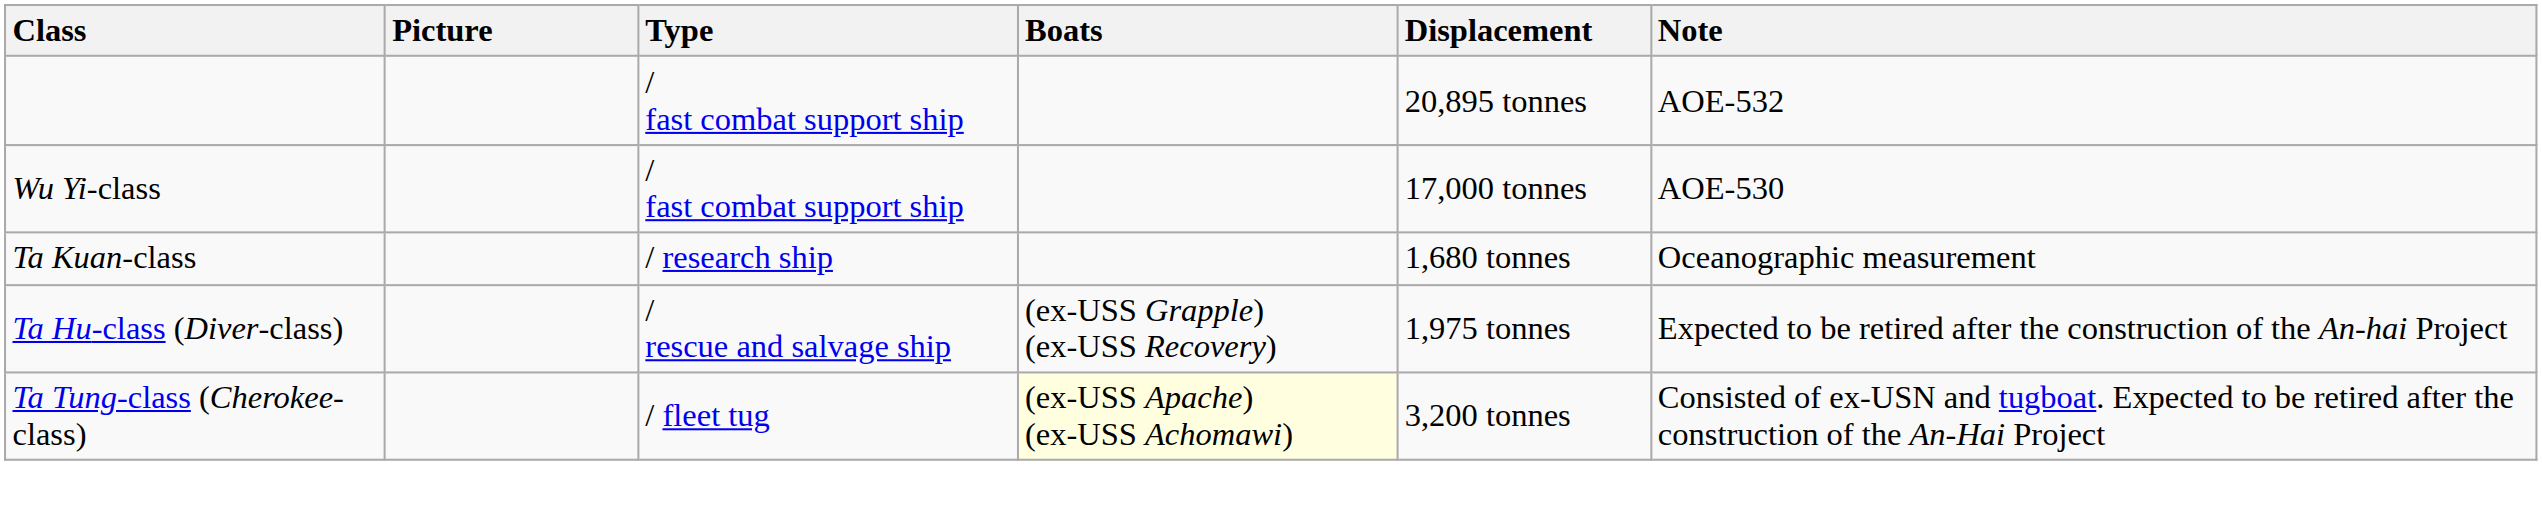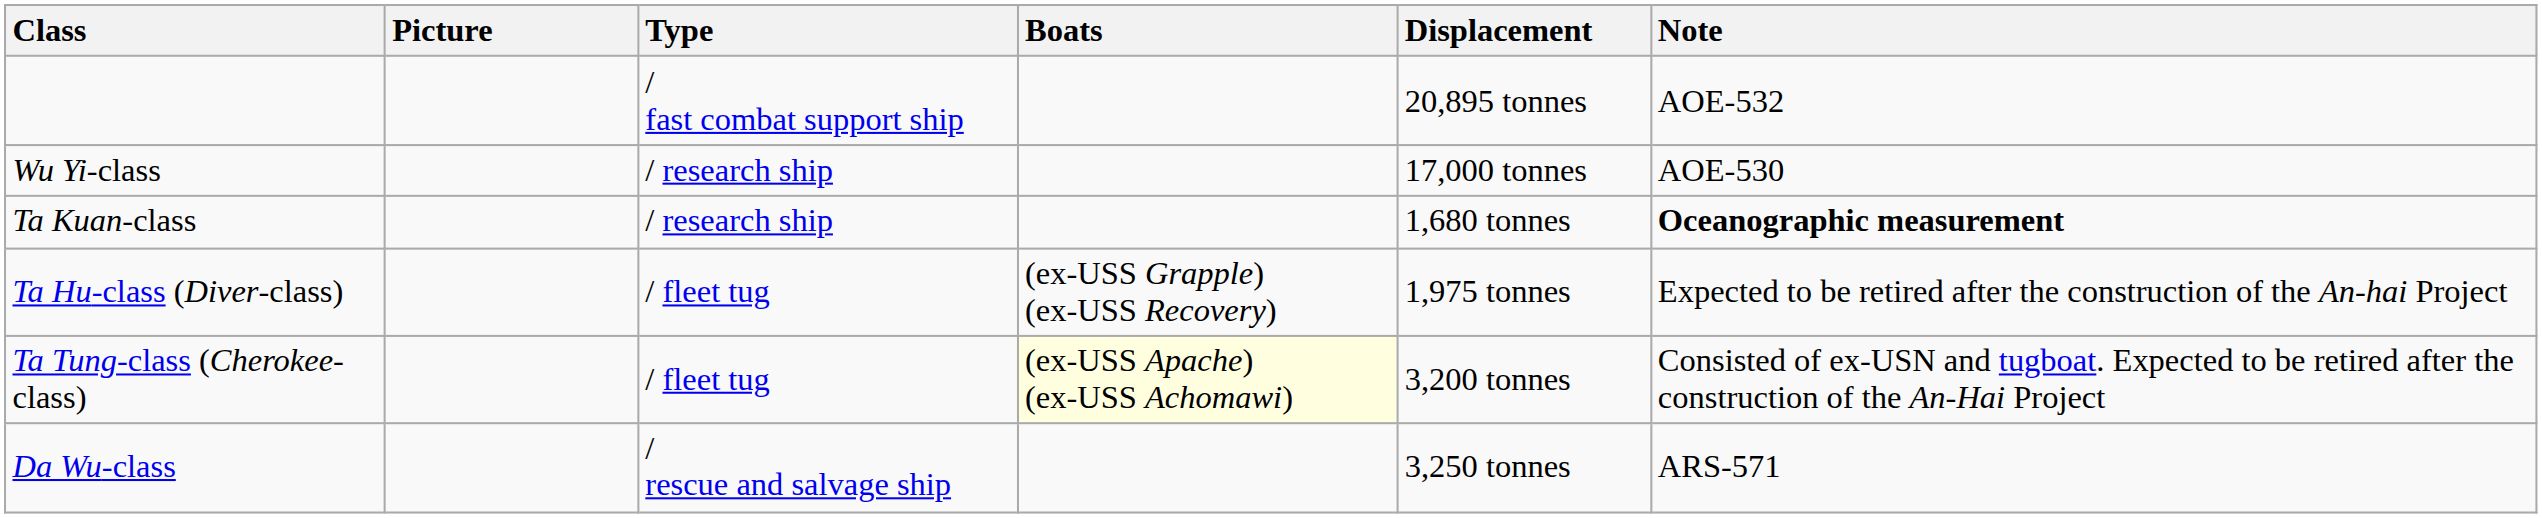(805, 188) / fast combat support ship -> (739, 169) / research ship
(1847, 257) normal -> (1861, 221) bold
(798, 327) / rescue and salvage ship -> (708, 291) / fleet tug
+ row: (94, 467)
